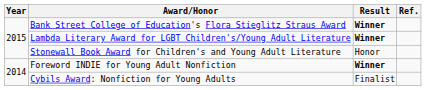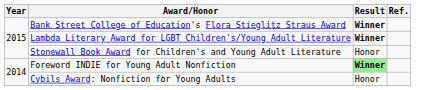(370, 65) no background -> (370, 65) lightgreen background
(375, 79) Finalist -> (367, 79) Honor
